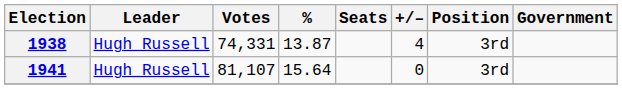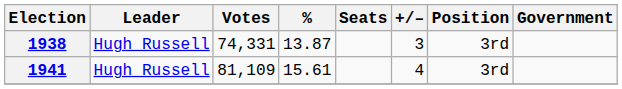(419, 44) 4 -> (419, 44) 3
(246, 70) 81,107 -> (246, 70) 81,109
(307, 70) 15.64 -> (307, 70) 15.61
(419, 70) 0 -> (419, 70) 4
